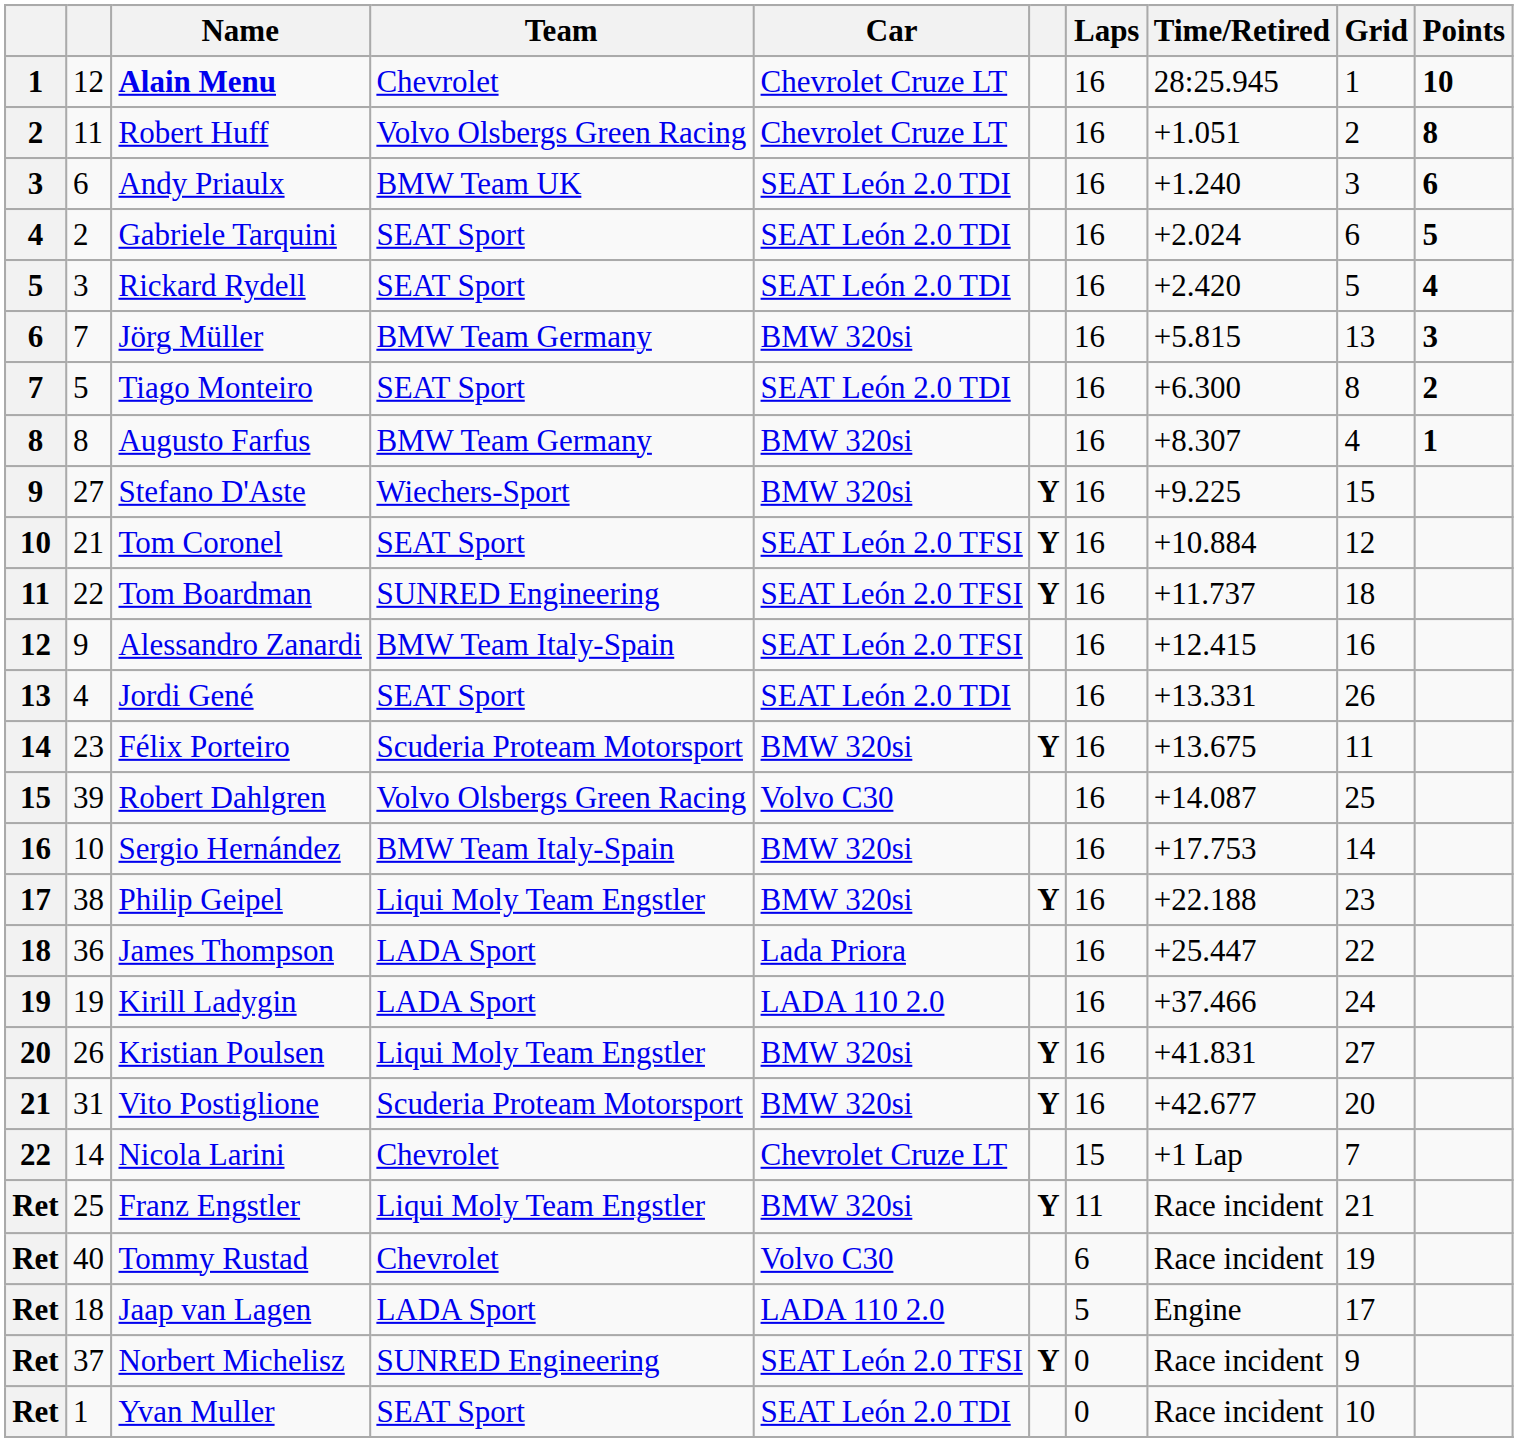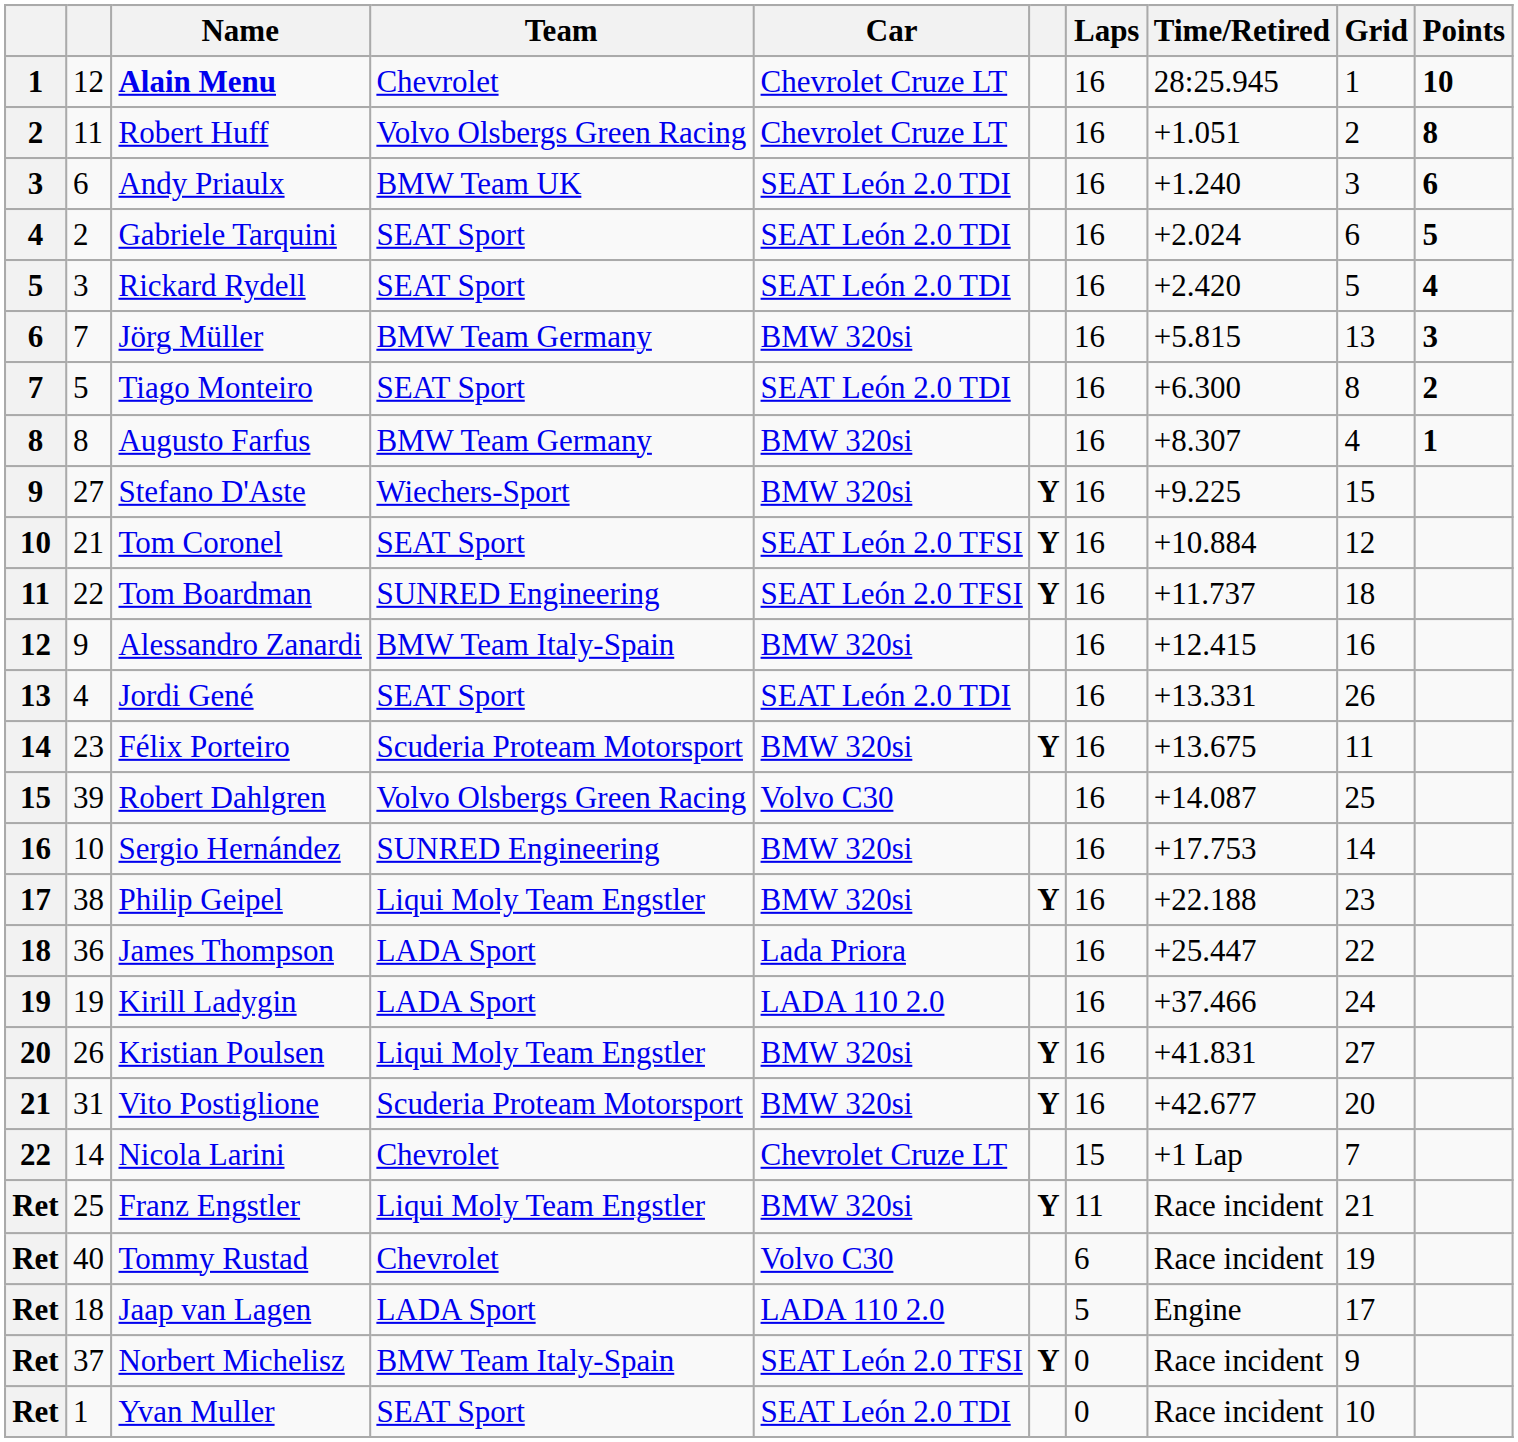(892, 643) SEAT León 2.0 TFSI -> (836, 643) BMW 320si
(525, 848) BMW Team Italy-Spain -> (518, 848) SUNRED Engineering
(518, 1359) SUNRED Engineering -> (525, 1359) BMW Team Italy-Spain
